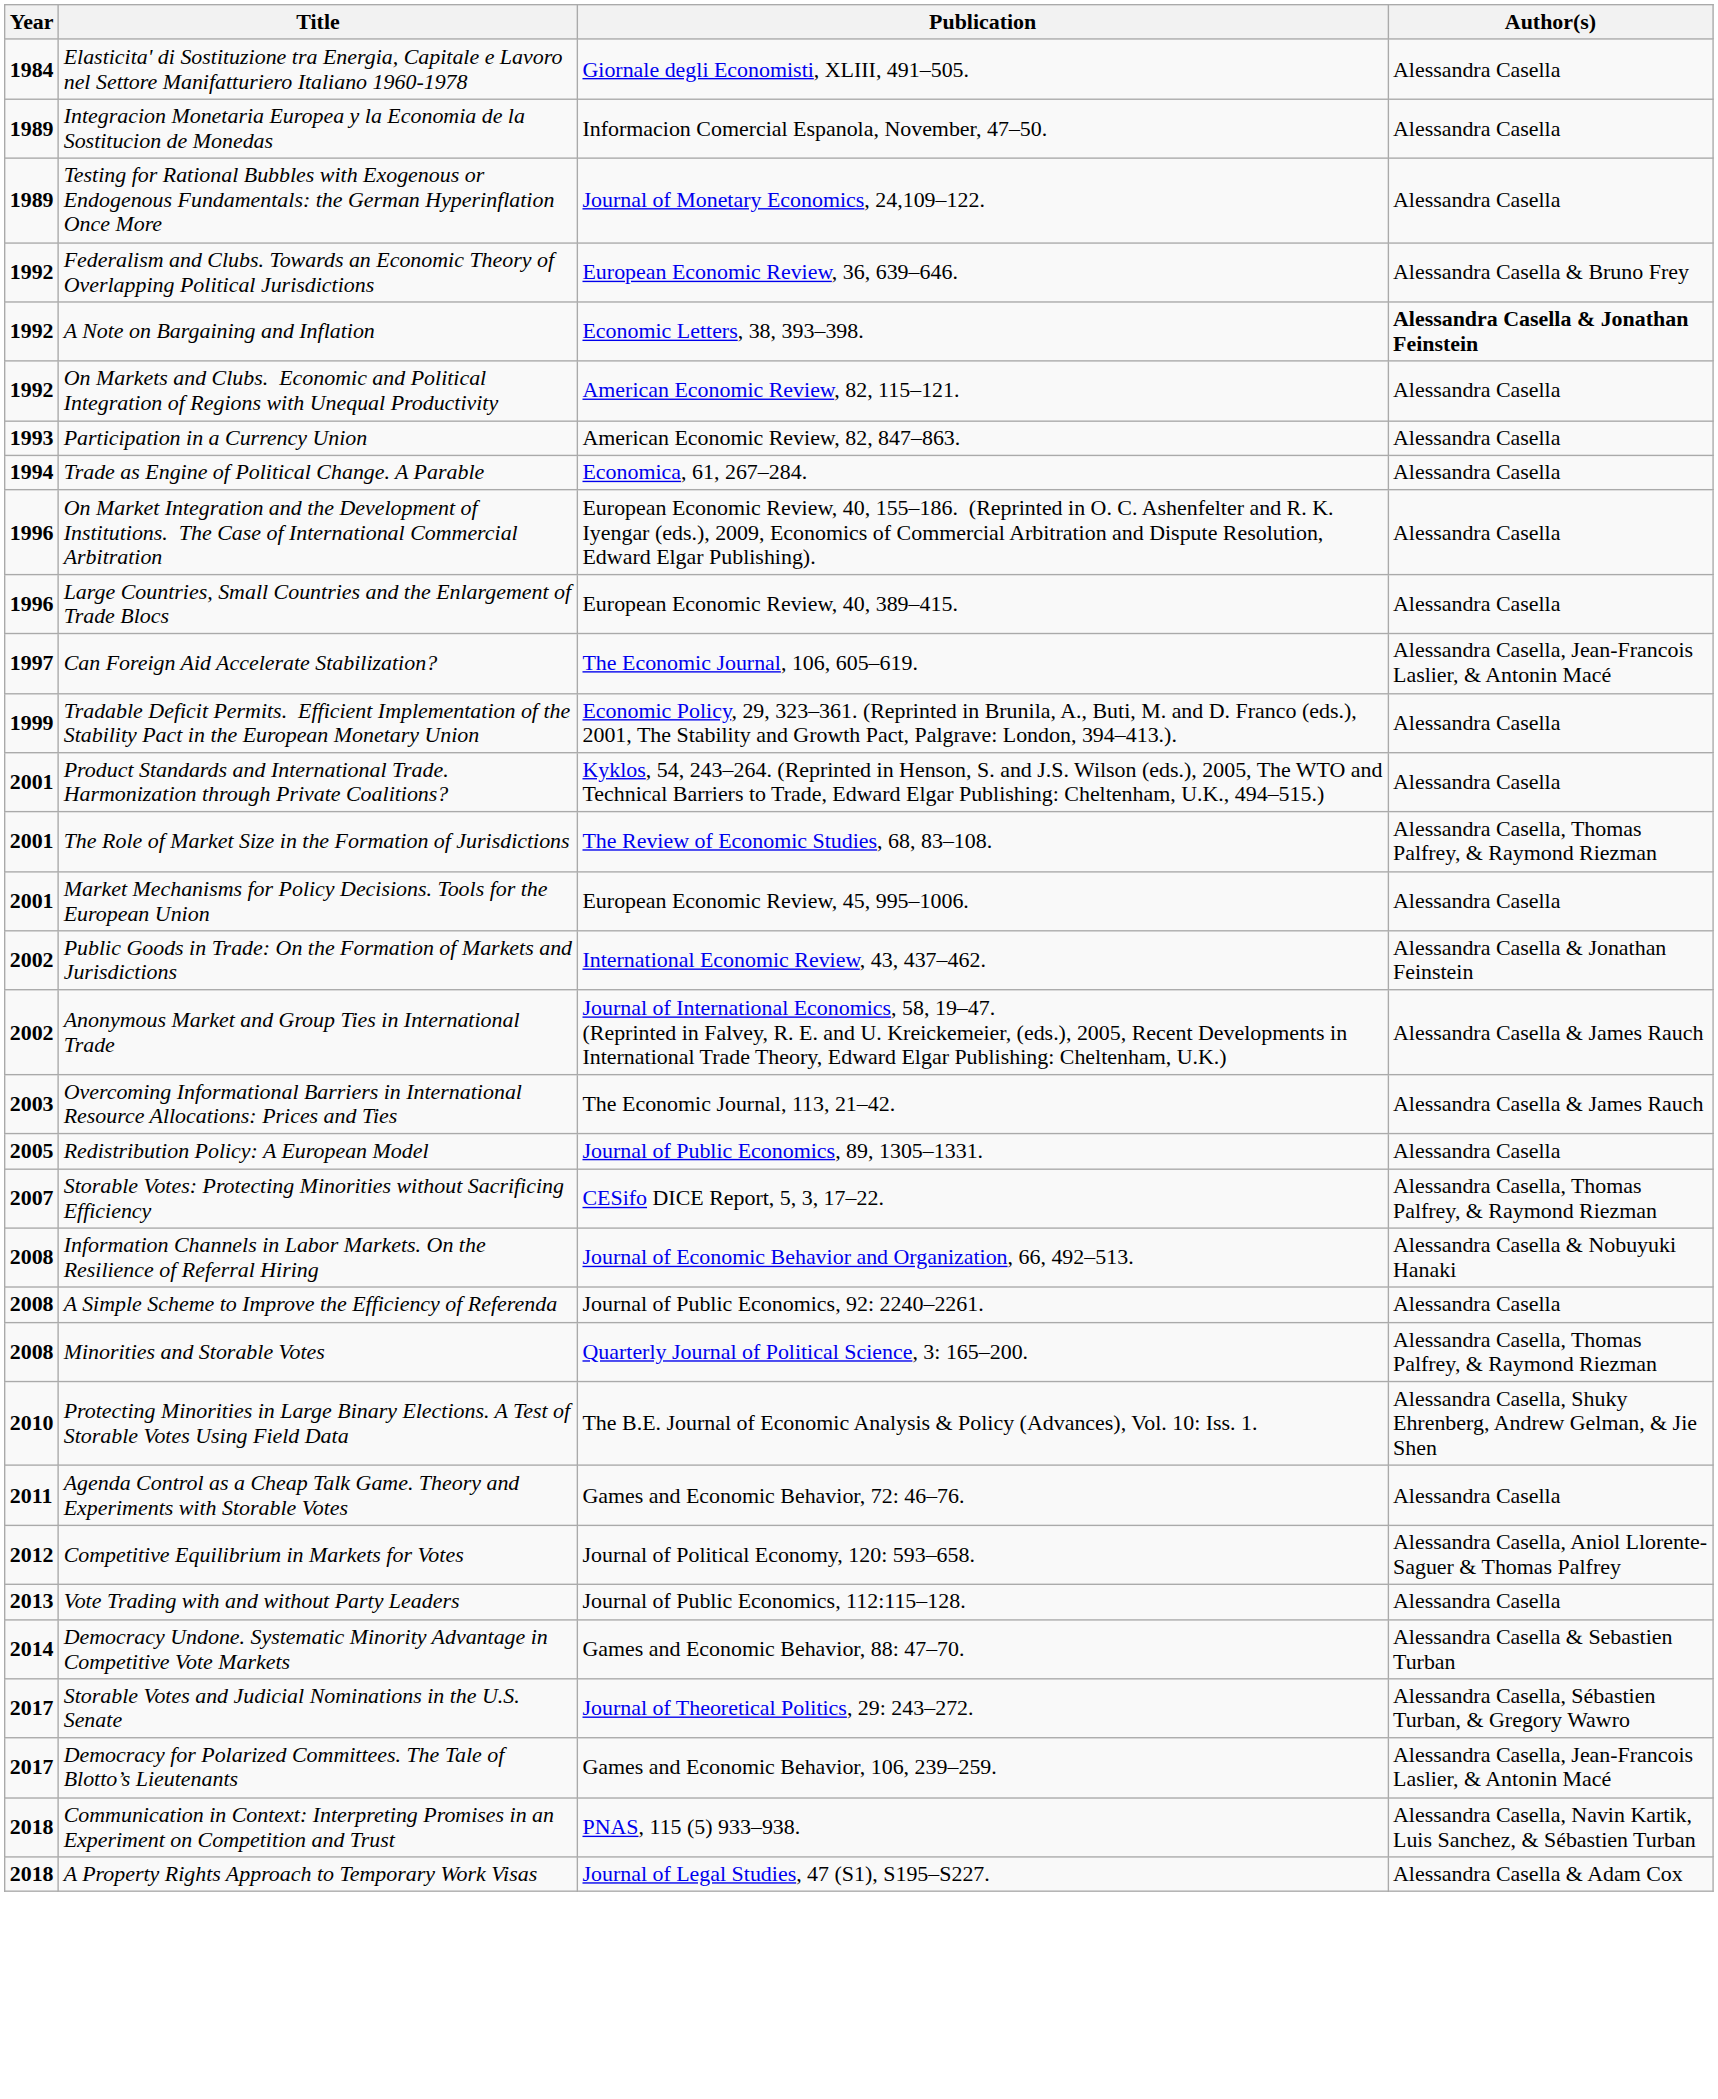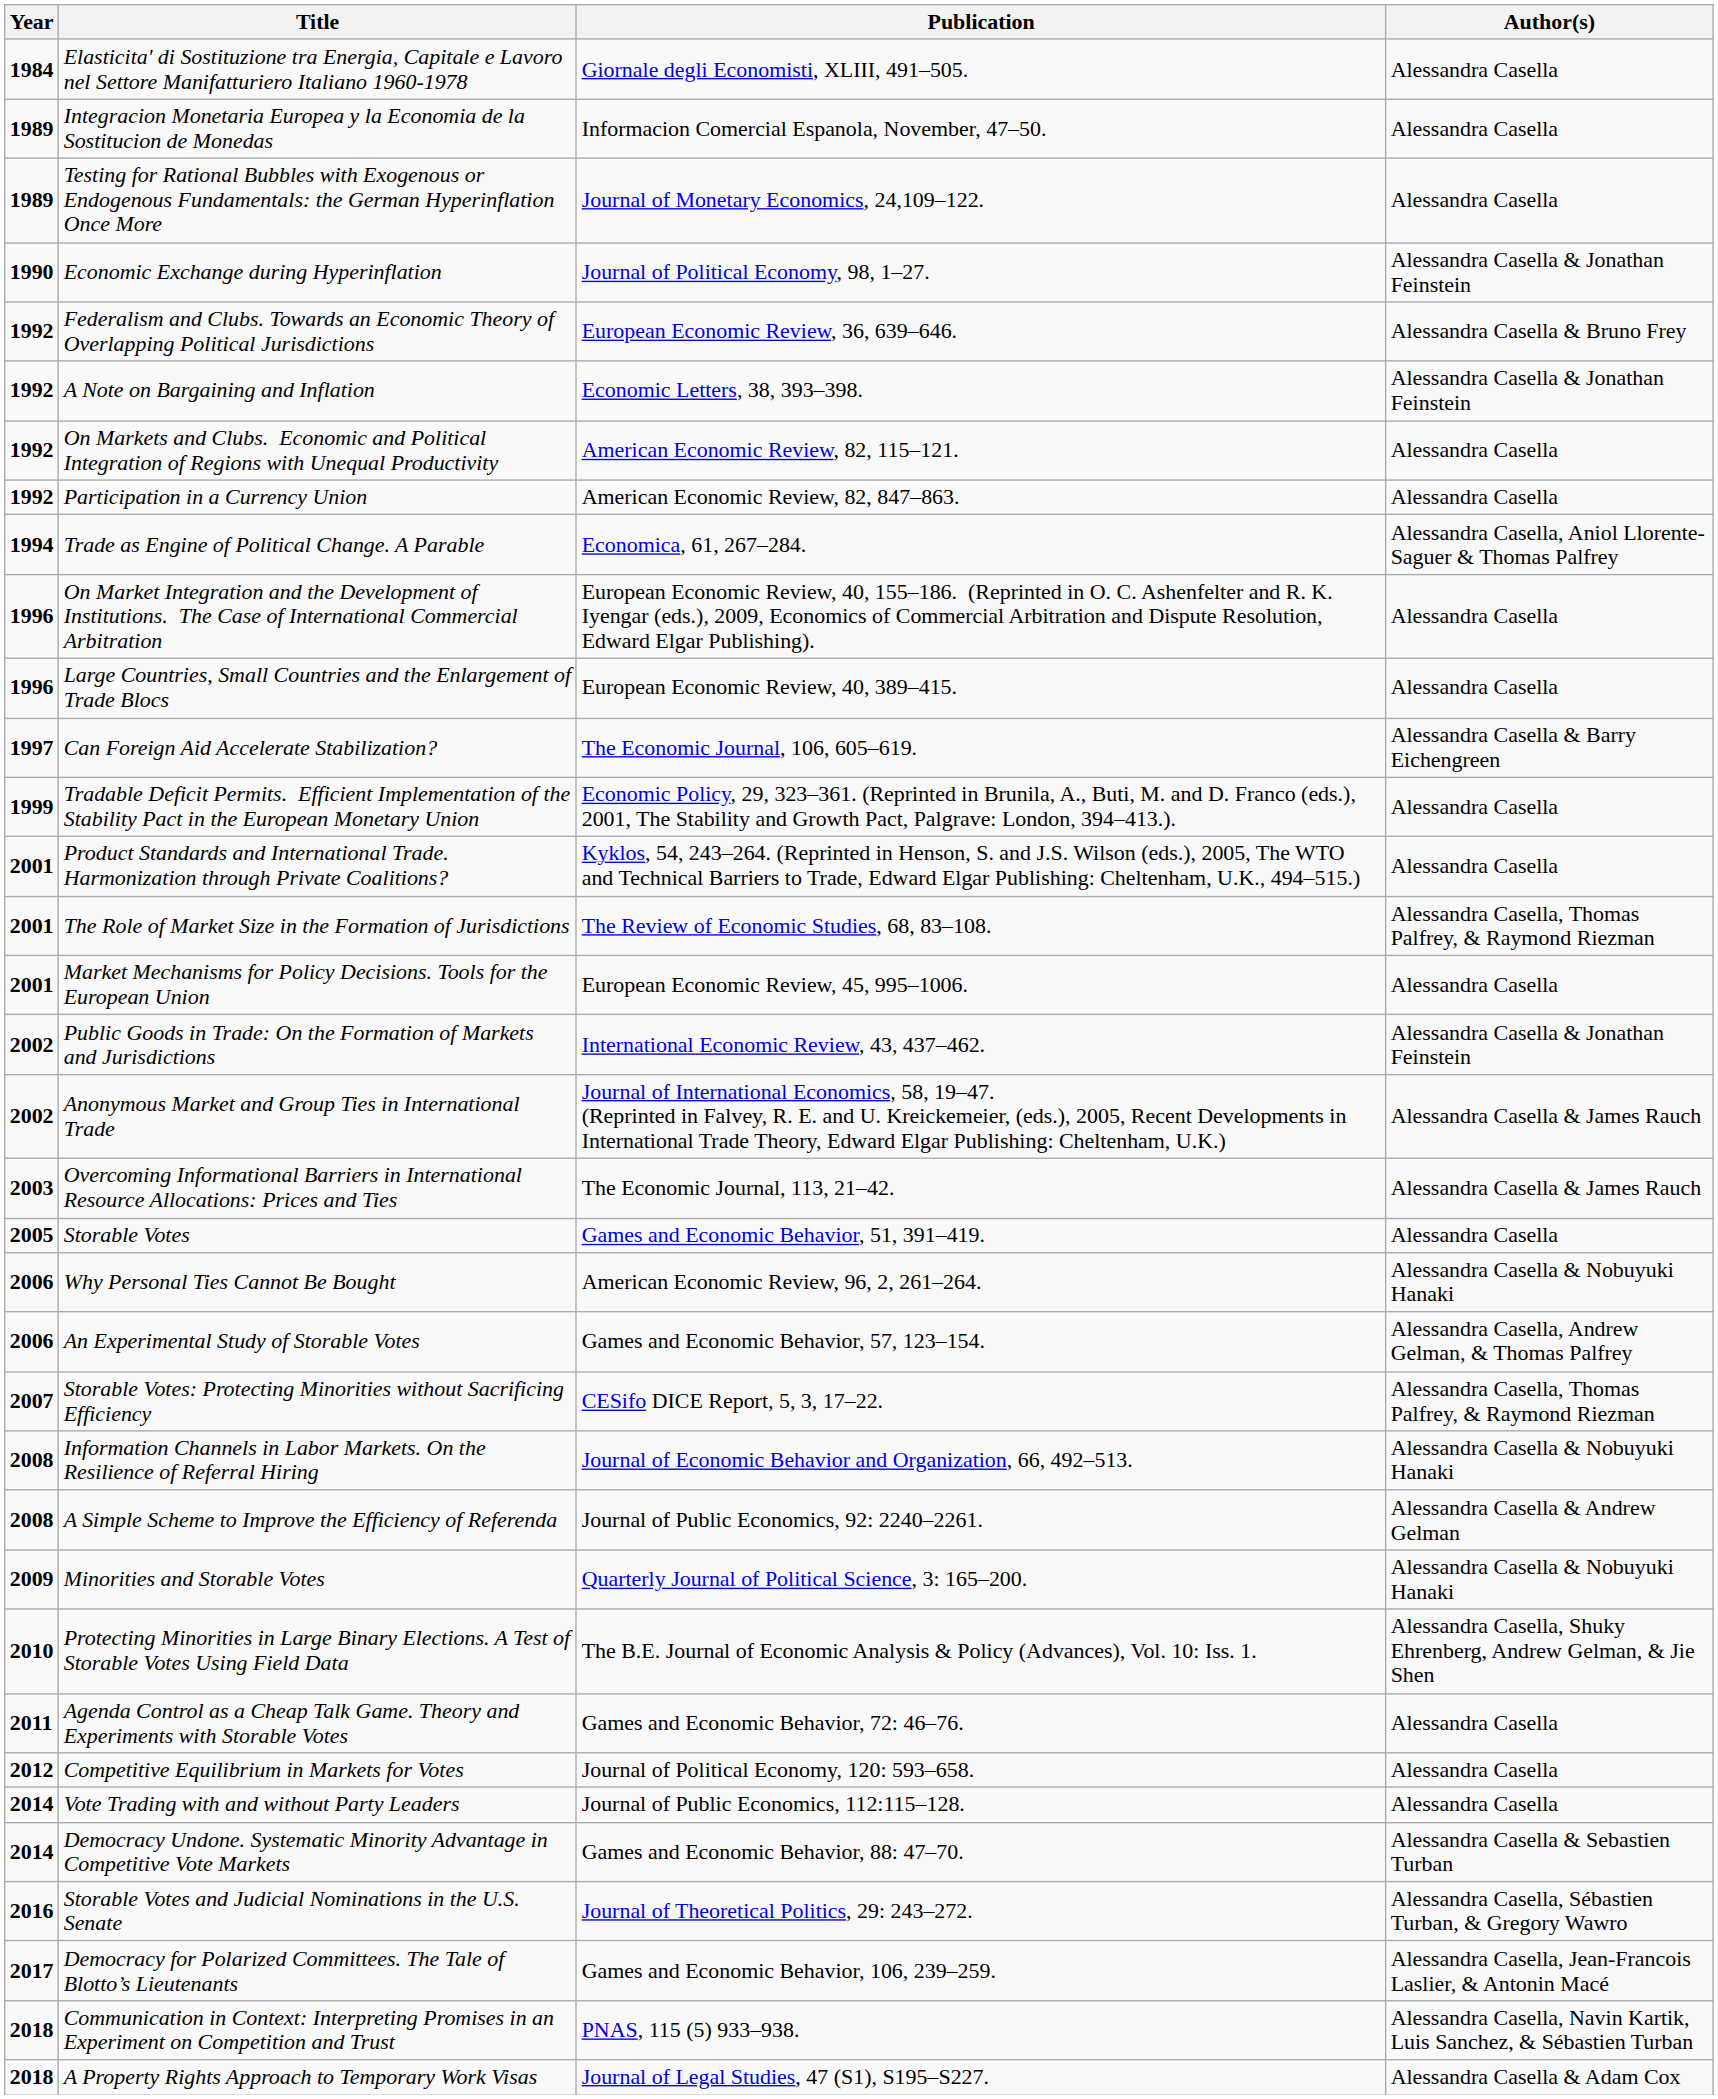+ row: (253, 271)
(1541, 331) bold -> (1527, 390) normal
(32, 437) 1993 -> (32, 497) 1992
(1477, 472) Alessandra Casella -> (1548, 544) Alessandra Casella, Aniol Llorente-Saguer & Thomas Palfrey
(1543, 663) Alessandra Casella, Jean-Francois Laslier, & Antonin Macé -> (1513, 747) Alessandra Casella & Barry Eichengreen
+ row: (127, 1235)
- row: (246, 1150)
+ row: (230, 1282)
+ row: (242, 1341)
(1477, 1304) Alessandra Casella -> (1523, 1519) Alessandra Casella & Andrew Gelman
(32, 1351) 2008 -> (32, 1579) 2009
(1525, 1351) Alessandra Casella, Thomas Palfrey, & Raymond Riezman -> (1532, 1579) Alessandra Casella & Nobuyuki Hanaki
(1550, 1554) Alessandra Casella, Aniol Llorente-Saguer & Thomas Palfrey -> (1474, 1769) Alessandra Casella
(32, 1601) 2013 -> (32, 1804) 2014
(32, 1708) 2017 -> (32, 1911) 2016
